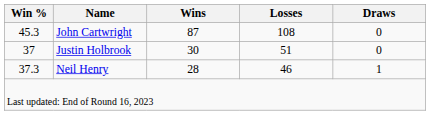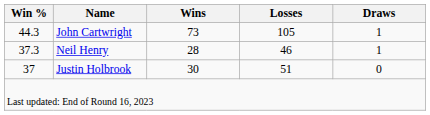(29, 32) 45.3 -> (29, 32) 44.3
(193, 32) 87 -> (193, 32) 73
(286, 32) 108 -> (286, 32) 105
(379, 32) 0 -> (379, 32) 1
rows swapped: (82, 69) <-> (94, 50)
